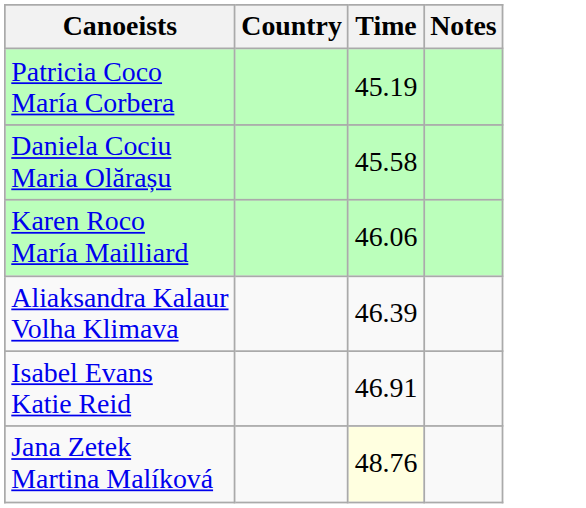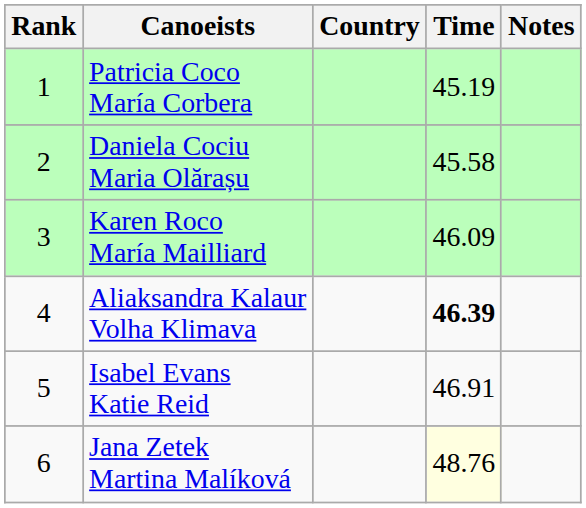+ column: (44, 26)
(386, 237) 46.06 -> (464, 237) 46.09
(386, 312) normal -> (464, 312) bold
